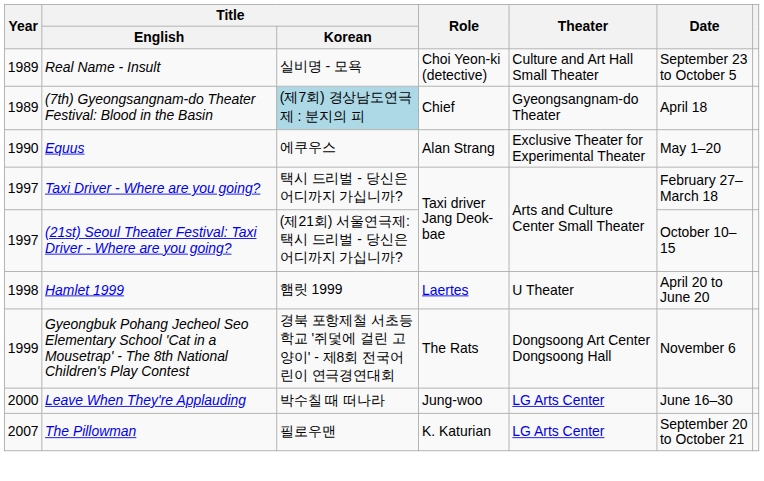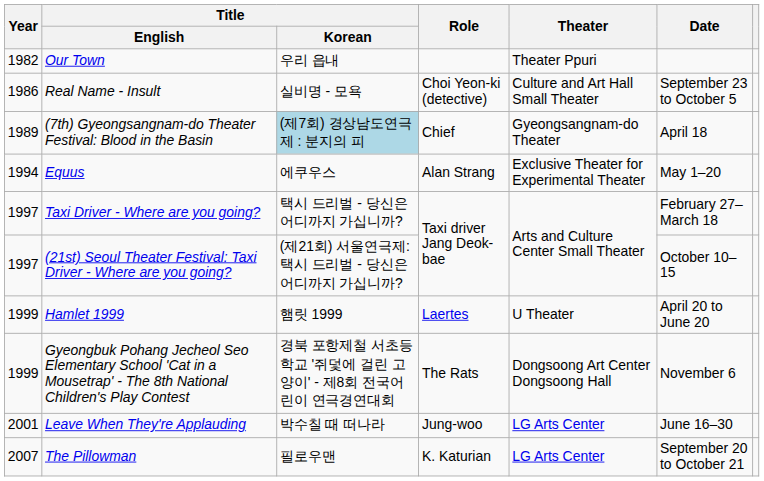+ row: (75, 60)
(23, 67) 1989 -> (23, 92) 1986
(23, 148) 1990 -> (23, 172) 1994
(23, 290) 1998 -> (23, 314) 1999
(23, 400) 2000 -> (23, 425) 2001
